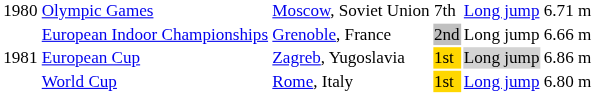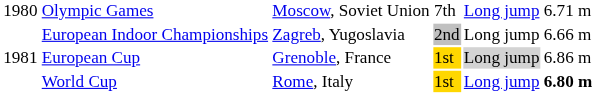(332, 34) Grenoble, France -> (339, 34) Zagreb, Yugoslavia
(339, 57) Zagreb, Yugoslavia -> (332, 57) Grenoble, France
(568, 81) normal -> (568, 81) bold
